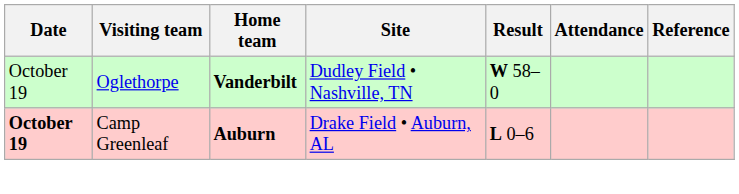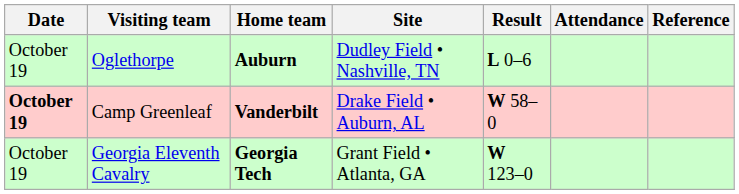(255, 82) Vanderbilt -> (266, 60) Auburn
(515, 82) W 58–0 -> (509, 60) L 0–6
(244, 133) Auburn -> (276, 112) Vanderbilt
(512, 133) L 0–6 -> (512, 112) W 58–0
+ row: (156, 163)
